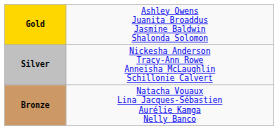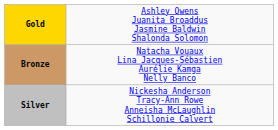rows swapped: (35, 65) <-> (35, 105)
